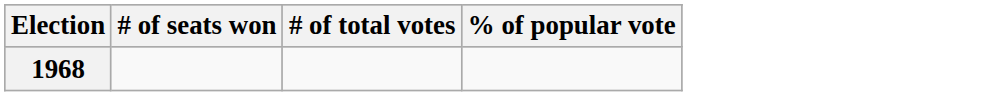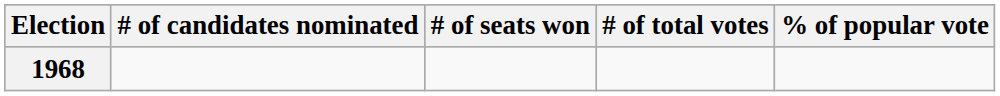+ column: (268, 25)
